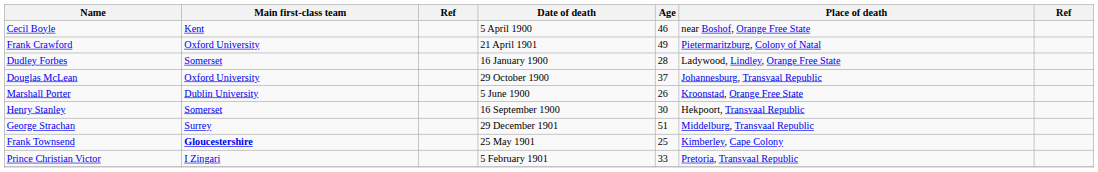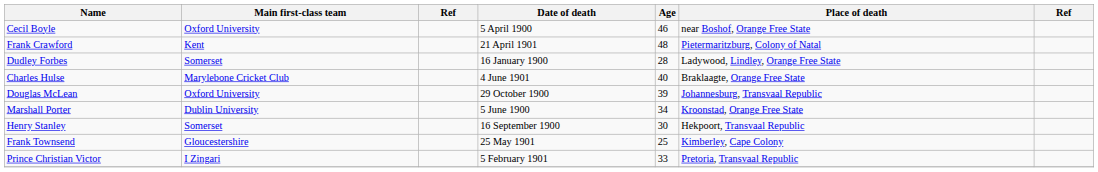(194, 28) Kent -> (222, 28) Oxford University
(222, 45) Oxford University -> (194, 45) Kent
(663, 45) 49 -> (663, 45) 48
+ row: (36, 77)
(663, 77) 37 -> (663, 93) 39
(663, 93) 26 -> (663, 110) 34
- row: (41, 126)
(219, 142) bold -> (216, 142) normal
